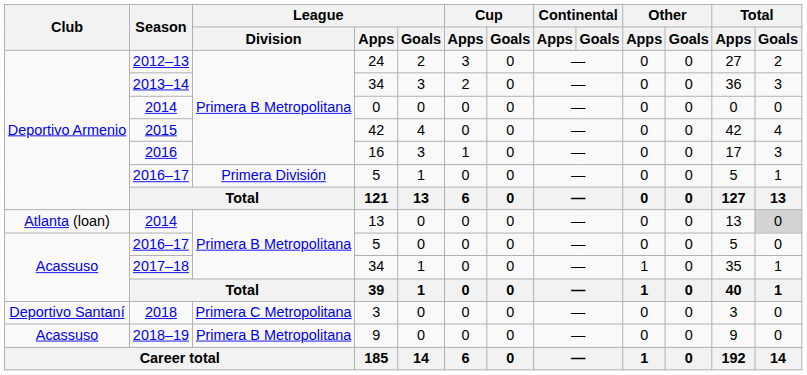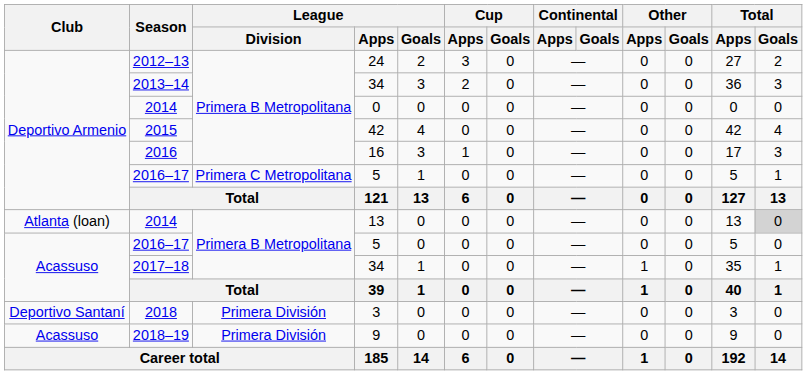(274, 175) Primera División -> (274, 175) Primera C Metropolitana
(274, 312) Primera C Metropolitana -> (274, 312) Primera División
(274, 335) Primera B Metropolitana -> (274, 335) Primera División
